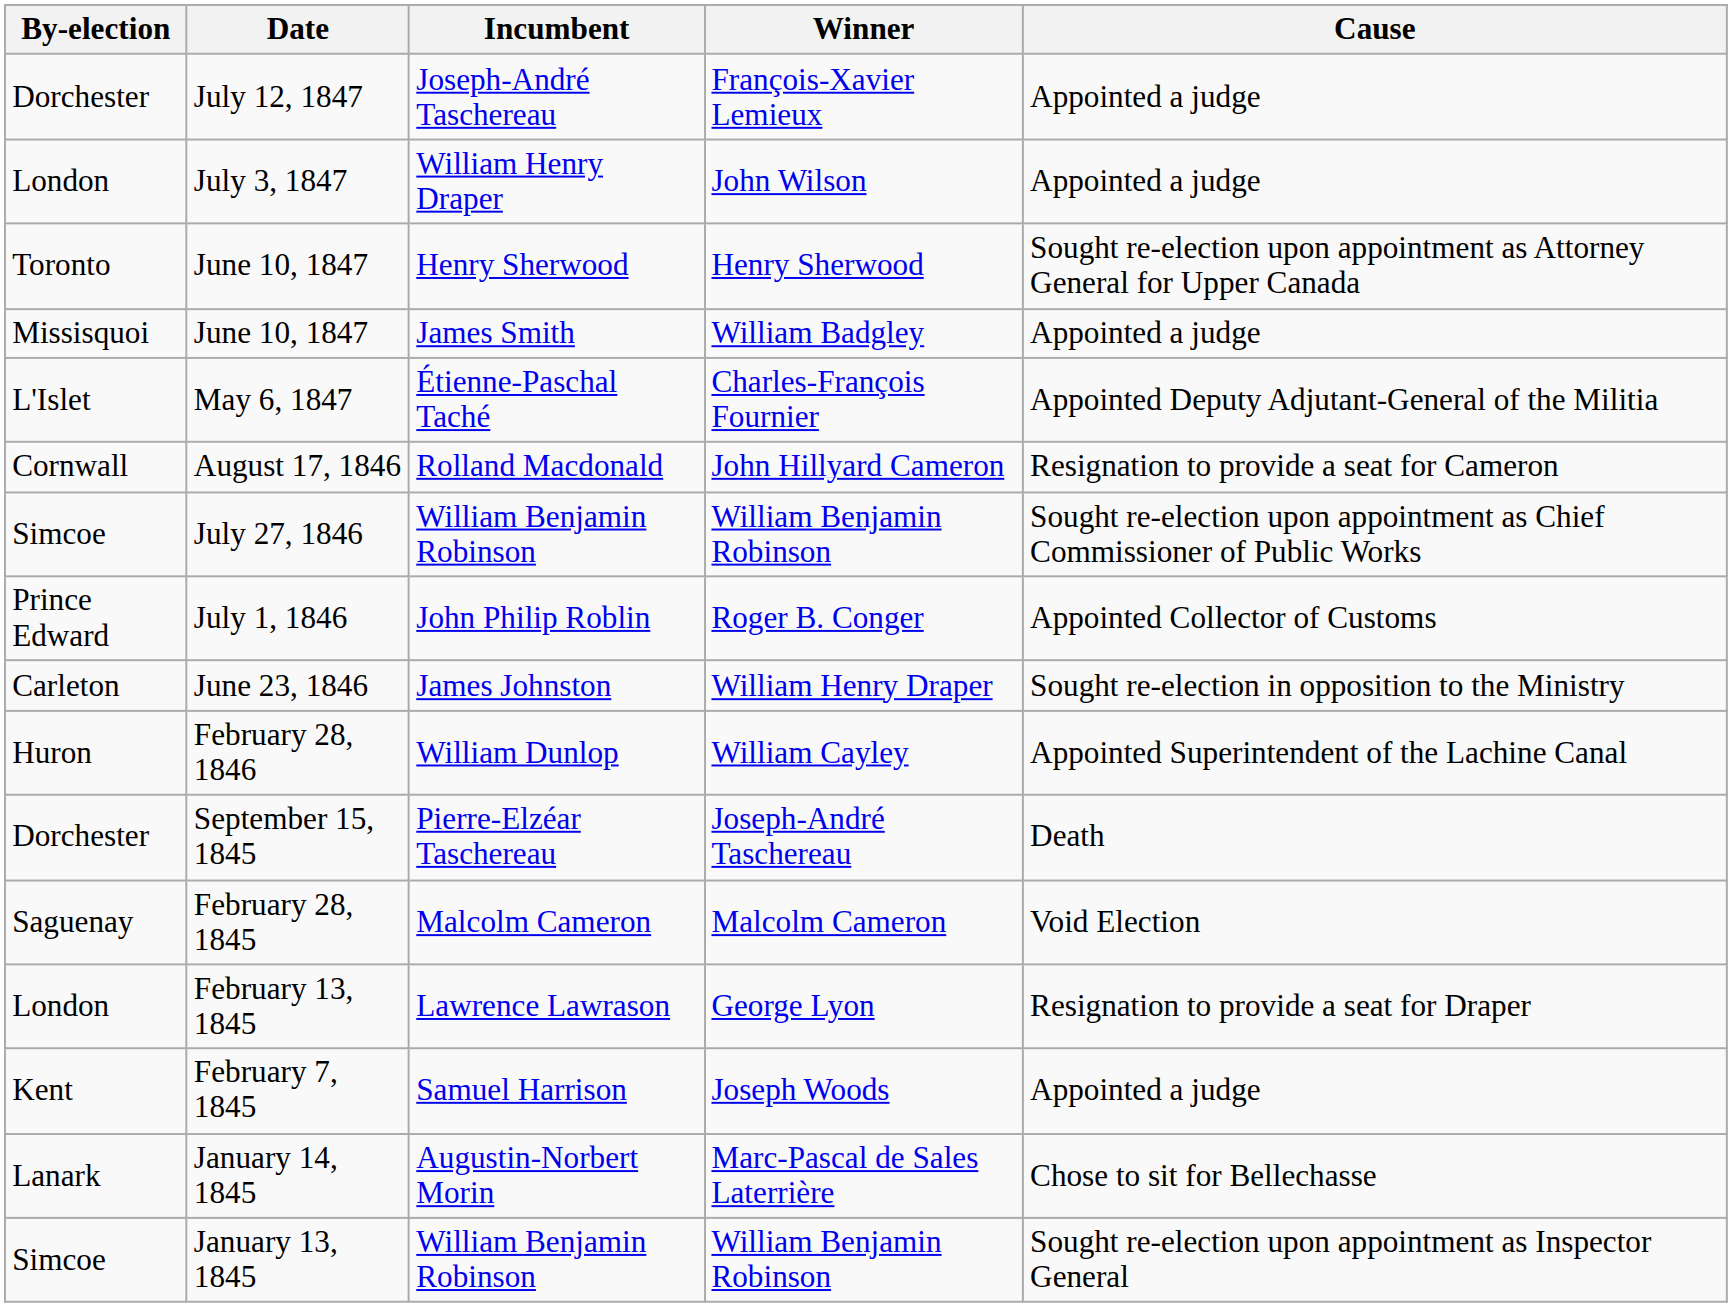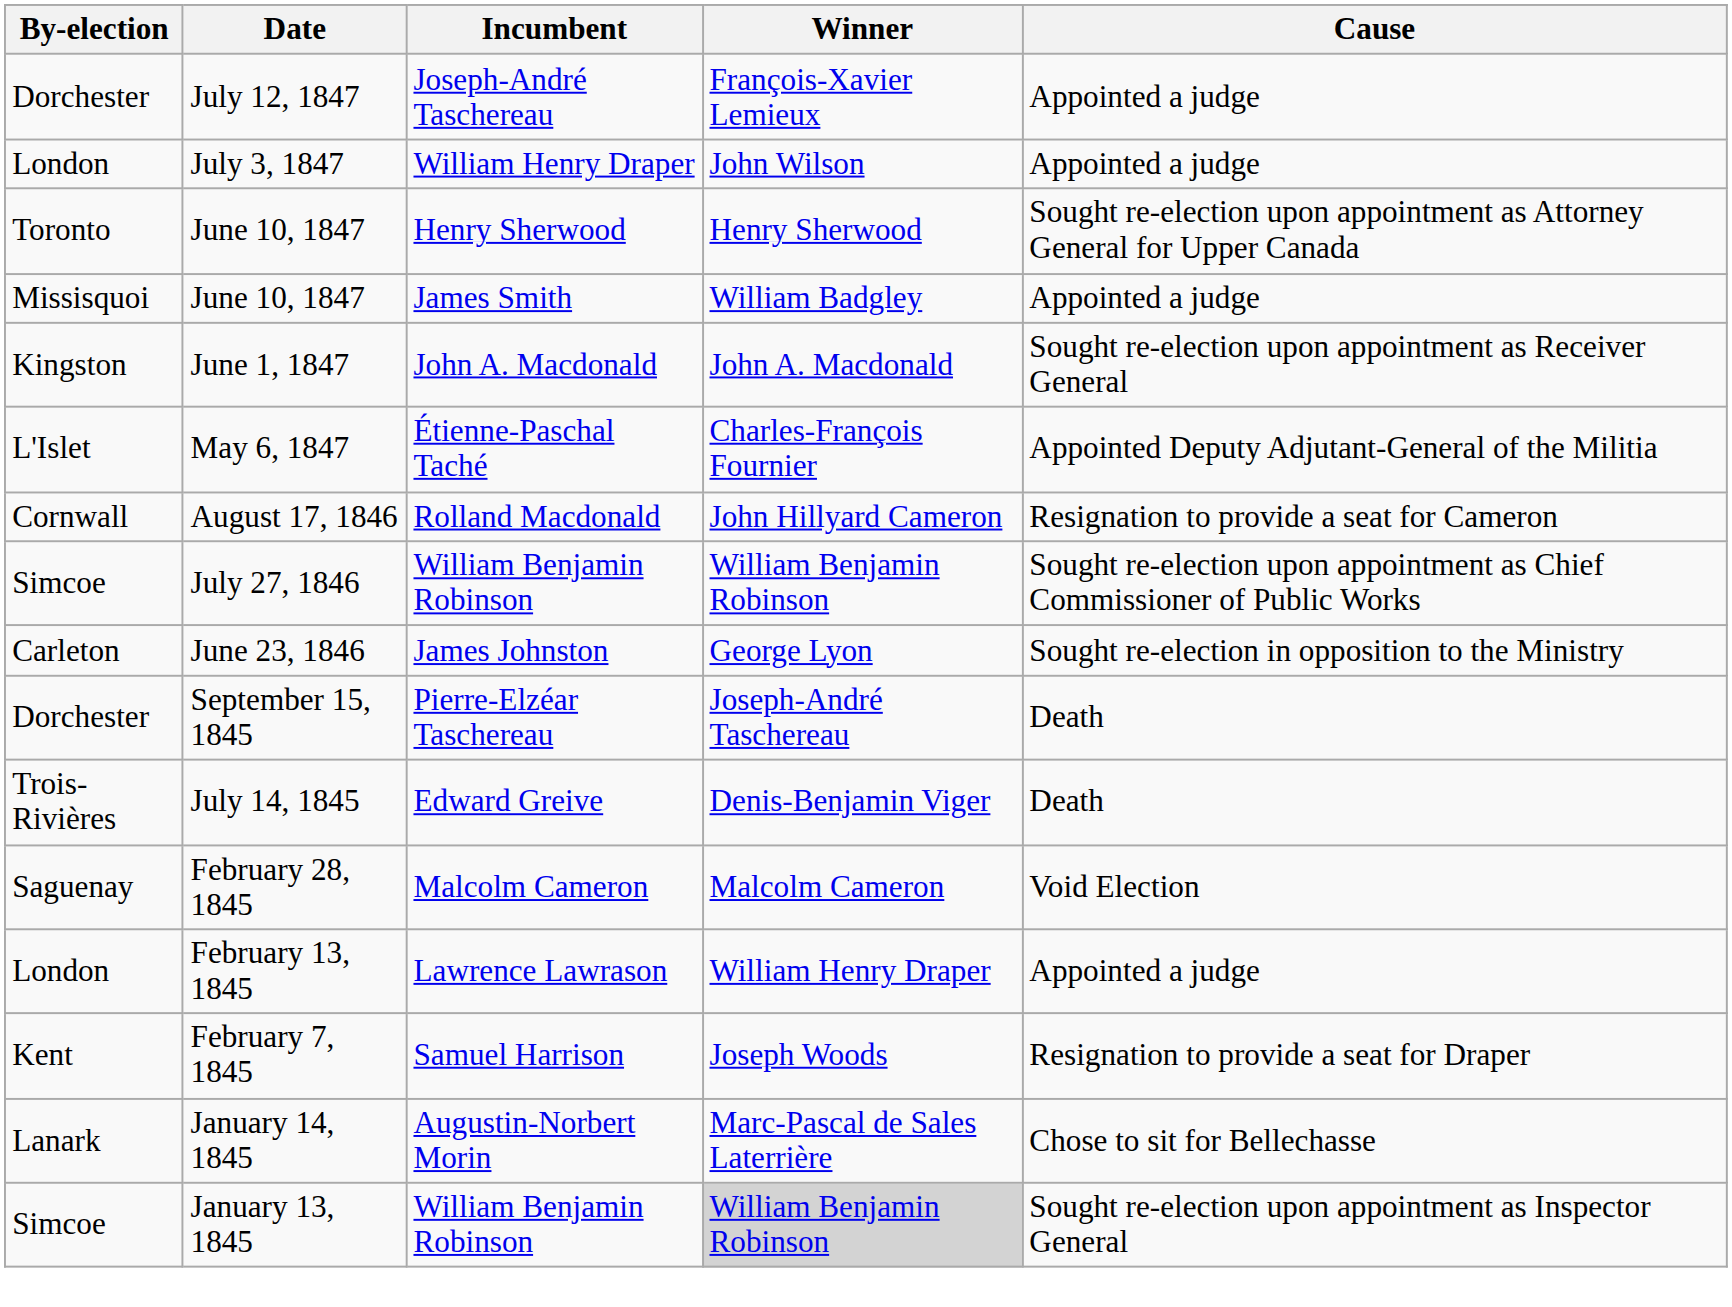+ row: (270, 364)
- row: (271, 618)
(852, 685) William Henry Draper -> (791, 650) George Lyon
- row: (274, 752)
+ row: (275, 801)
(793, 1005) George Lyon -> (850, 970) William Henry Draper
(1280, 1005) Resignation to provide a seat for Draper -> (1145, 970) Appointed a judge
(1145, 1090) Appointed a judge -> (1280, 1055) Resignation to provide a seat for Draper
(827, 1259) no background -> (825, 1224) lightgrey background
